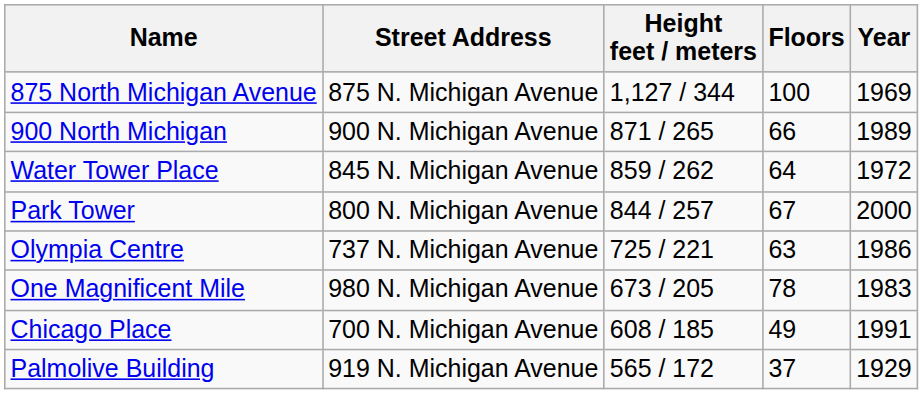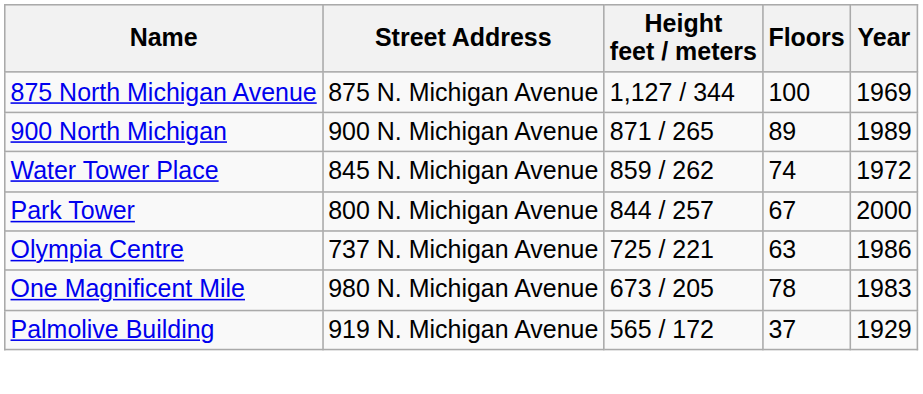(782, 131) 66 -> (782, 131) 89
(782, 171) 64 -> (782, 171) 74
- row: (91, 329)
